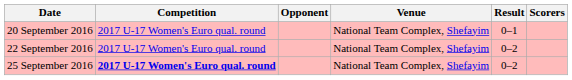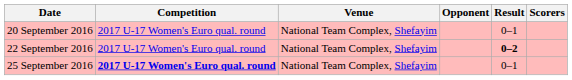columns swapped: (304, 13) <-> (411, 13)
(509, 48) normal -> (509, 48) bold
(509, 65) 0–2 -> (509, 65) 0–1
